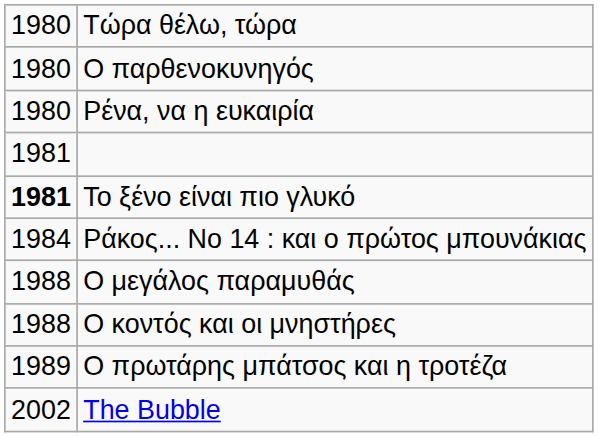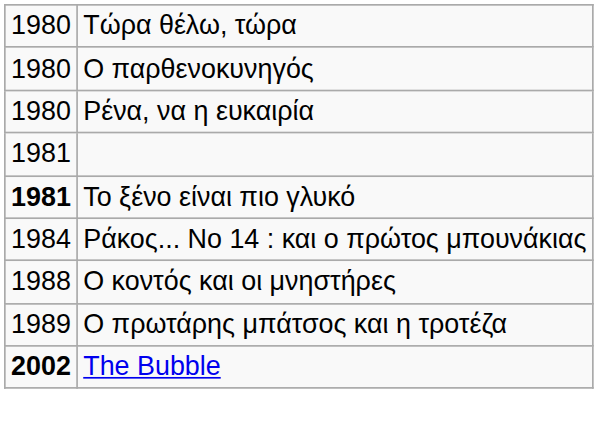- row: (219, 281)
(41, 409) normal -> (41, 366) bold
